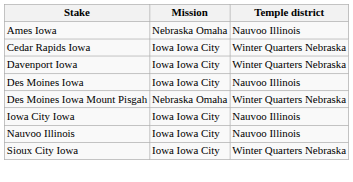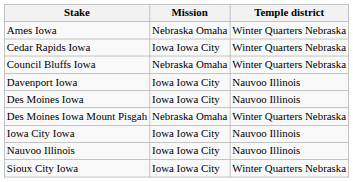(266, 30) Nauvoo Illinois -> (289, 30) Winter Quarters Nebraska
+ row: (51, 64)
(289, 64) Winter Quarters Nebraska -> (266, 82) Nauvoo Illinois
